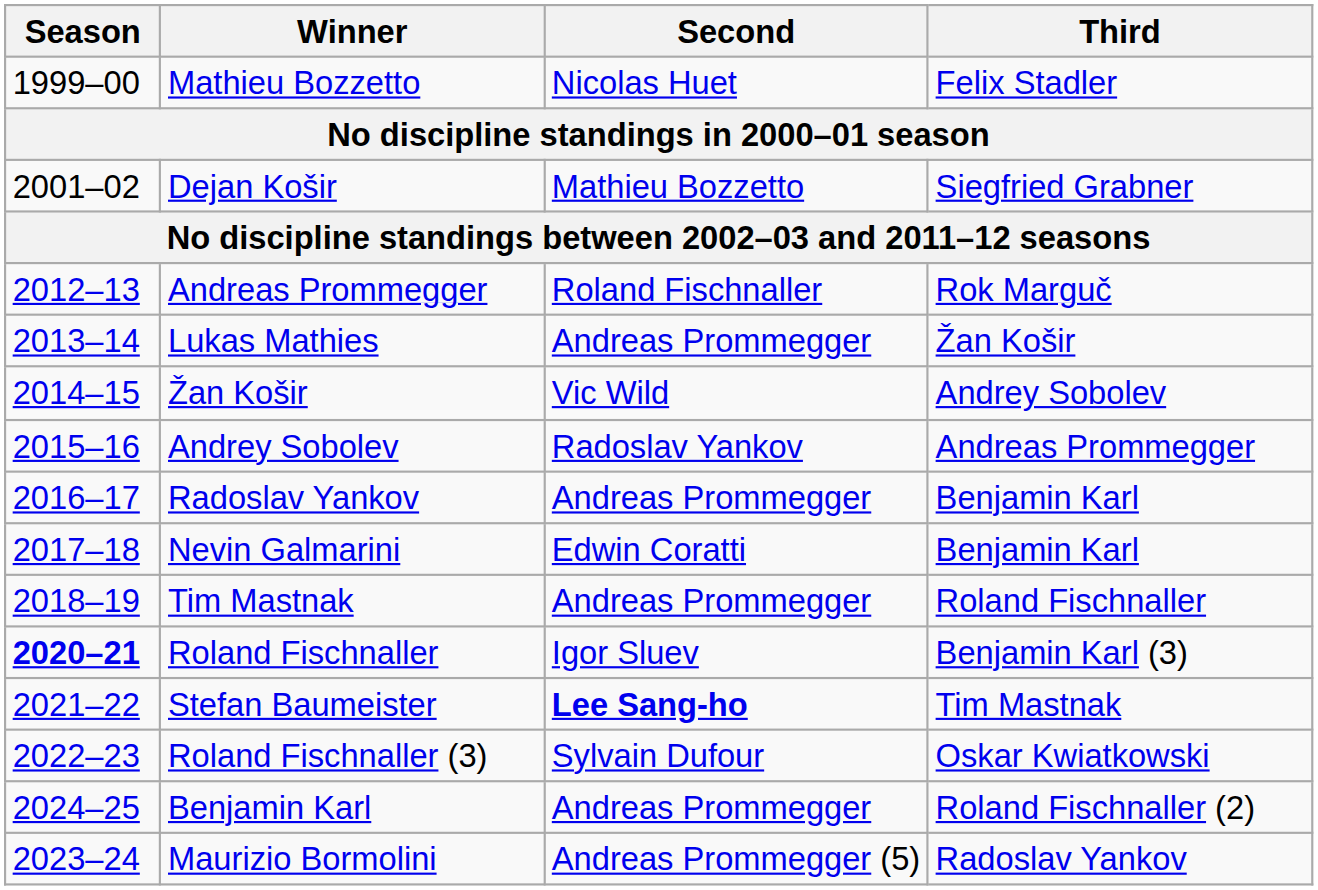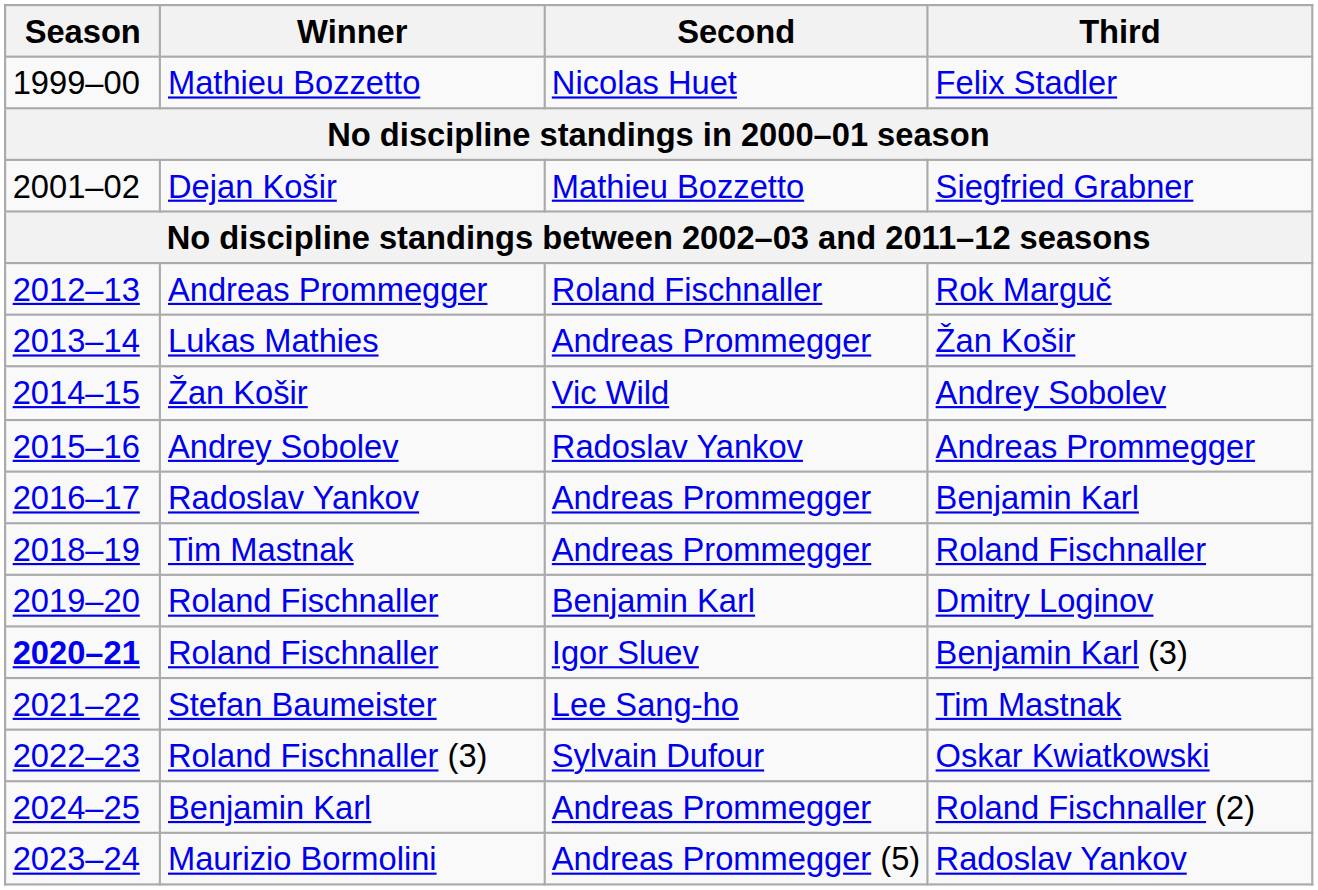- row: (284, 548)
+ row: (303, 600)
(650, 704) bold -> (645, 704) normal
